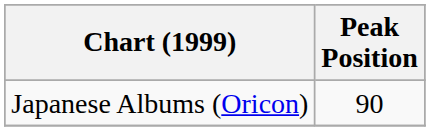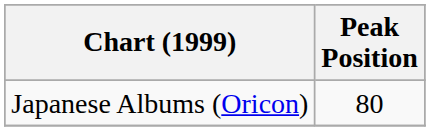(370, 102) 90 -> (370, 102) 80
